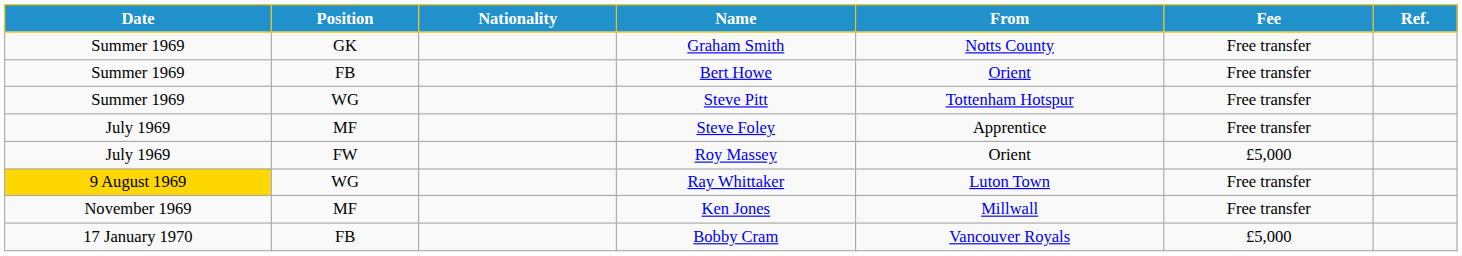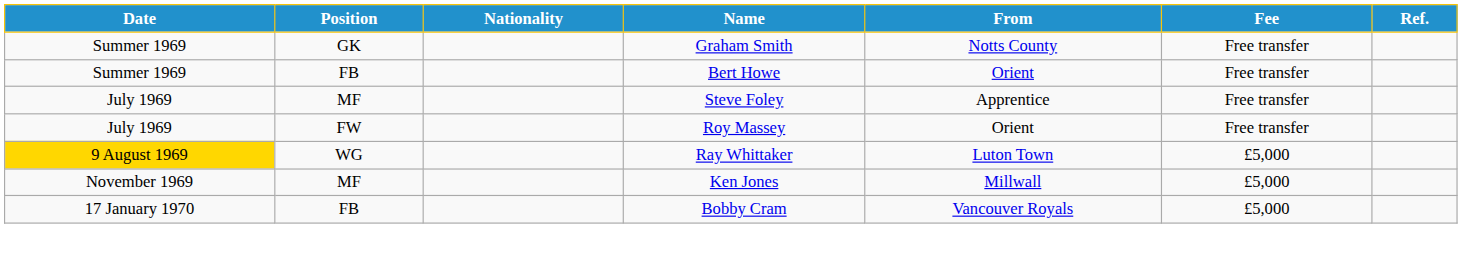- row: (736, 100)
(1269, 155) £5,000 -> (1267, 127) Free transfer
(1269, 182) Free transfer -> (1267, 155) £5,000
(1269, 209) Free transfer -> (1267, 182) £5,000
